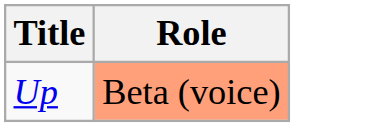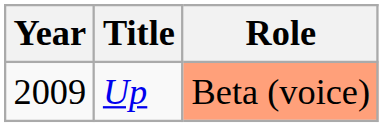+ column: (50, 33)
